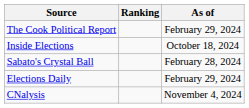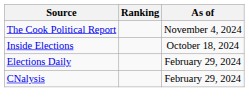(203, 29) February 29, 2024 -> (203, 29) November 4, 2024
- row: (50, 62)
(203, 95) November 4, 2024 -> (203, 78) February 29, 2024
